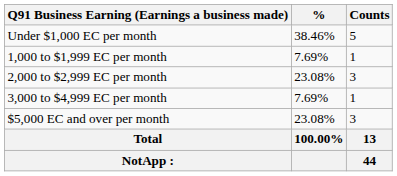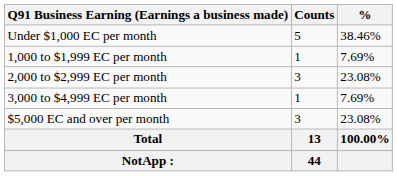columns swapped: (369, 14) <-> (319, 14)
